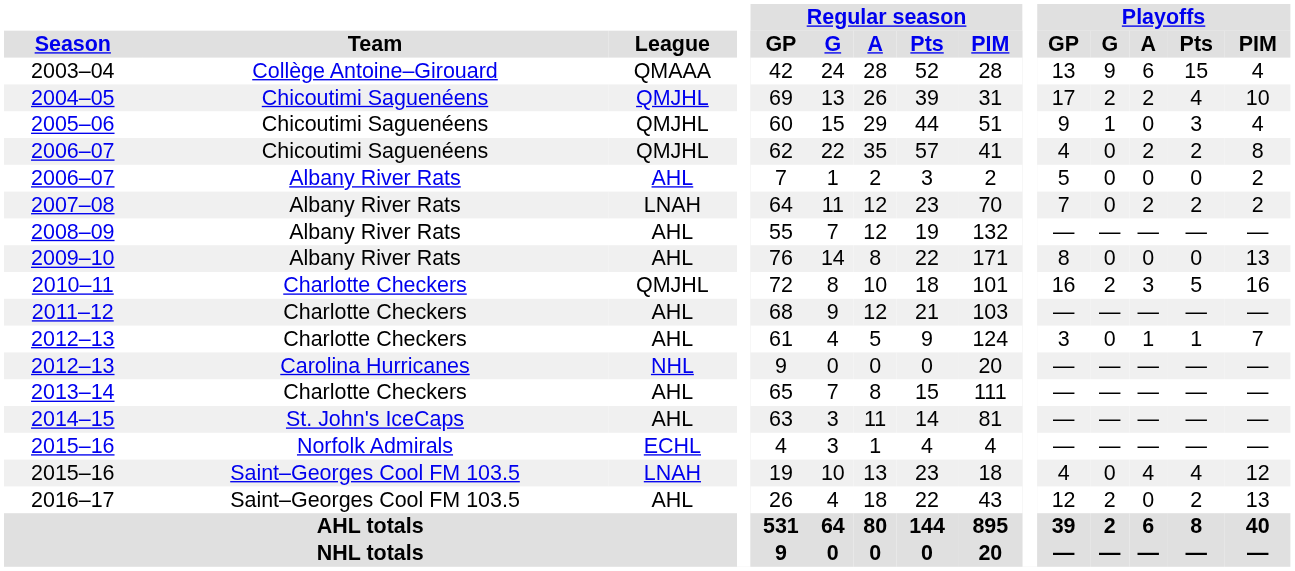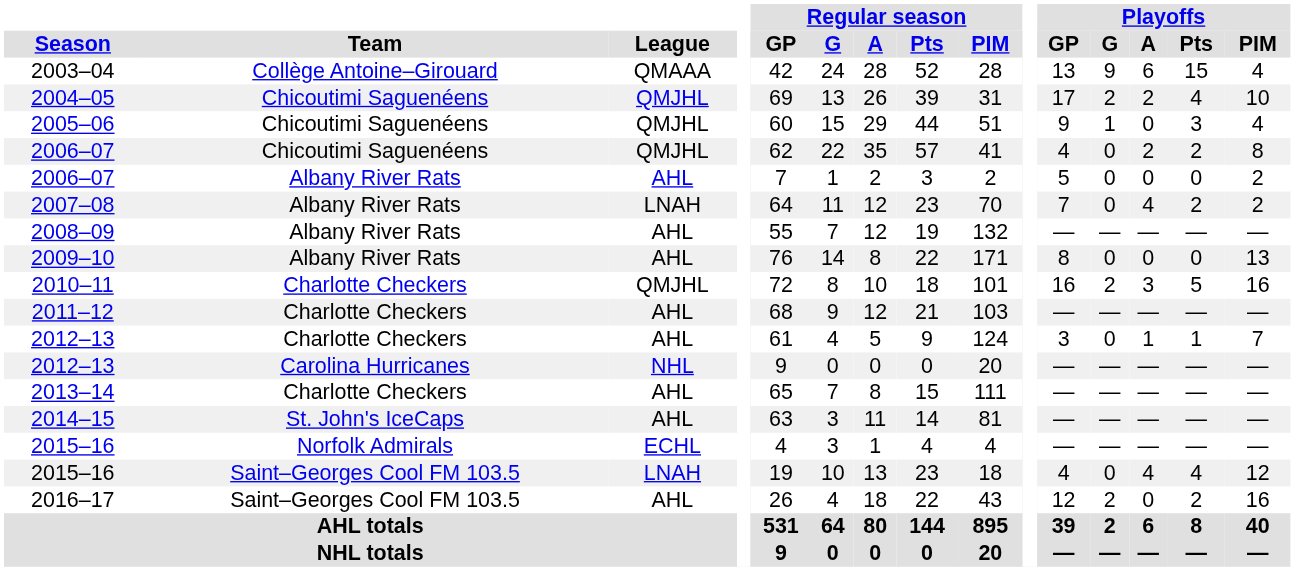(1148, 204) 2 -> (1148, 204) 4
(1258, 499) 13 -> (1258, 499) 16
